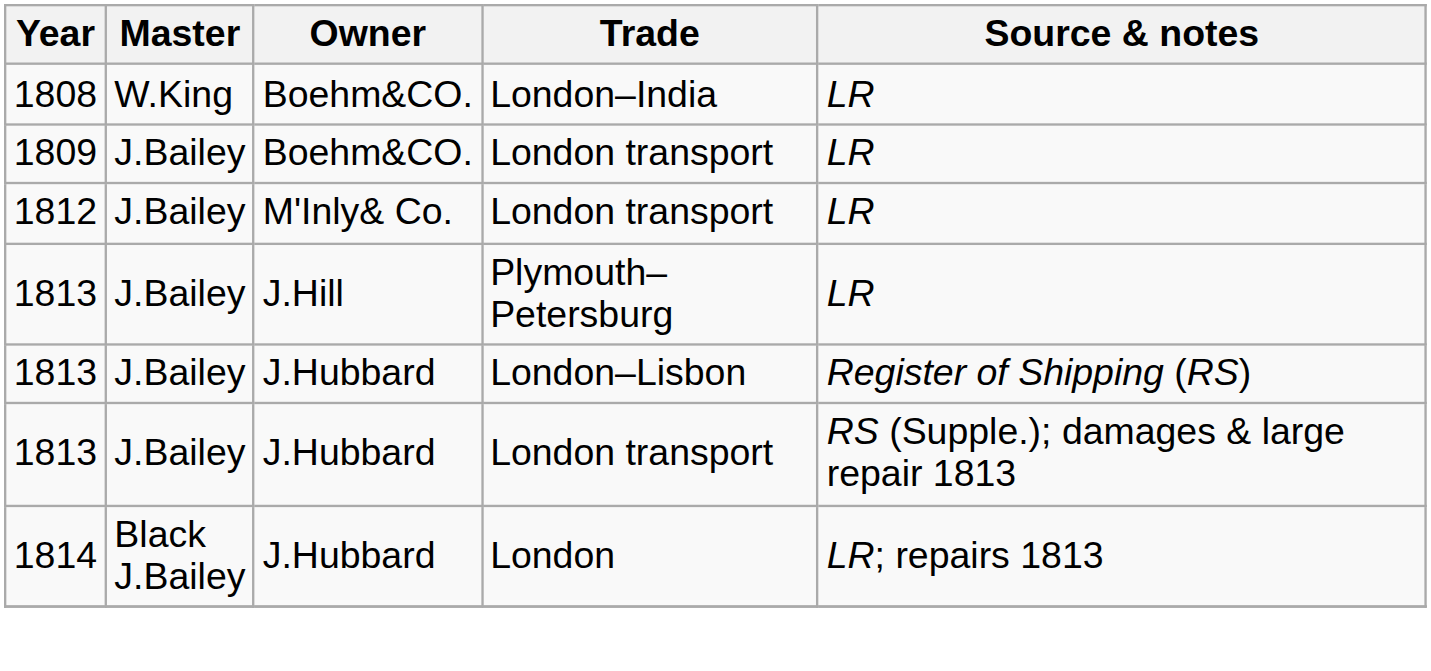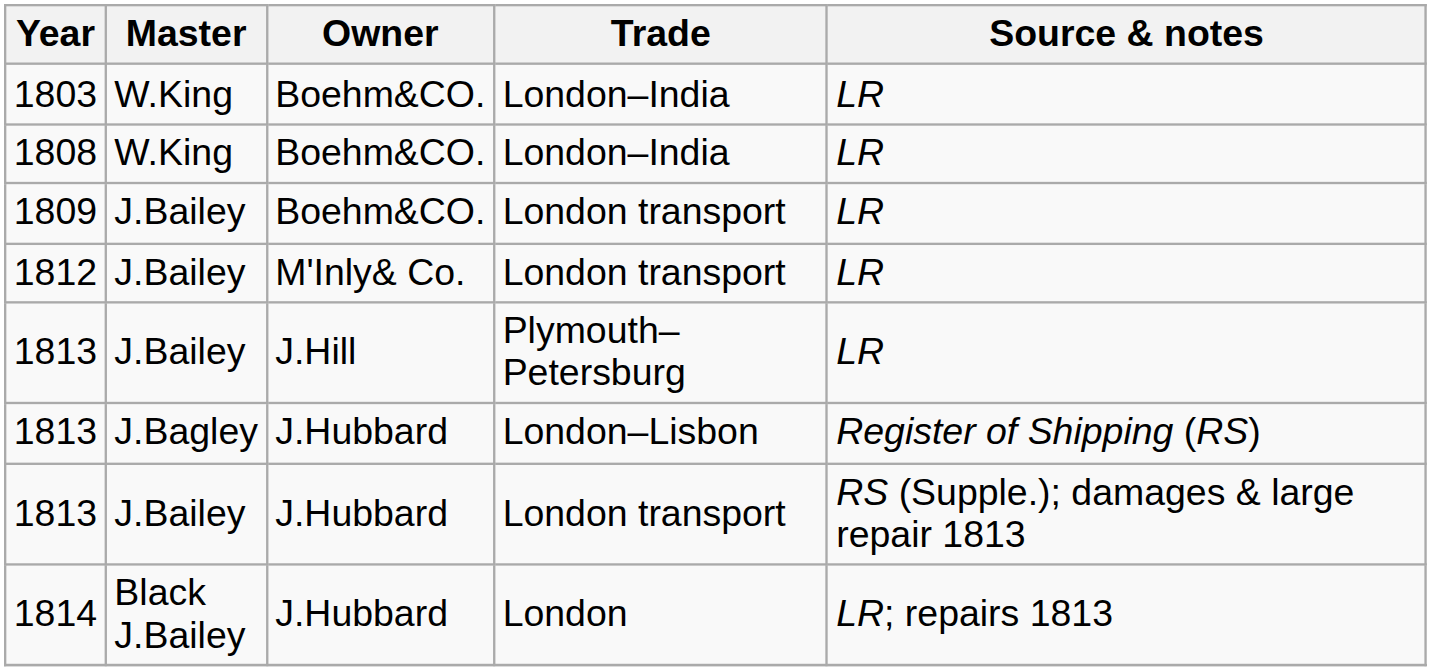+ row: (55, 93)
(180, 373) J.Bailey -> (186, 432) J.Bagley
